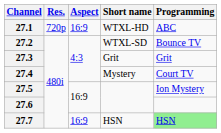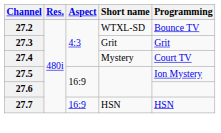- row: (24, 27)
(166, 120) lightgreen background -> (164, 105) no background
